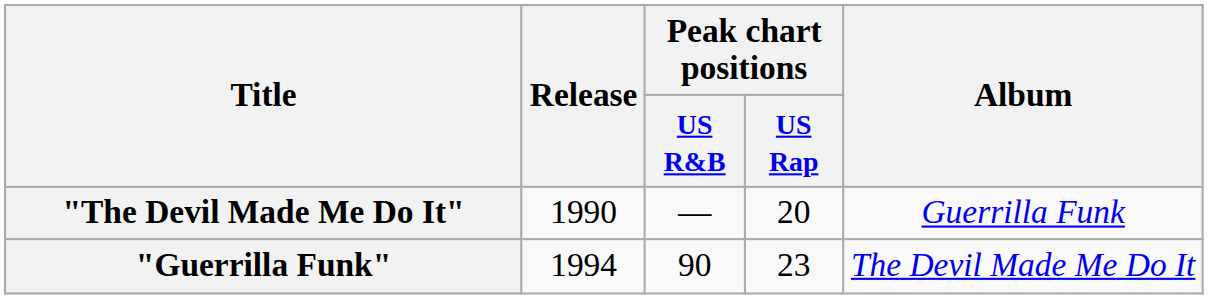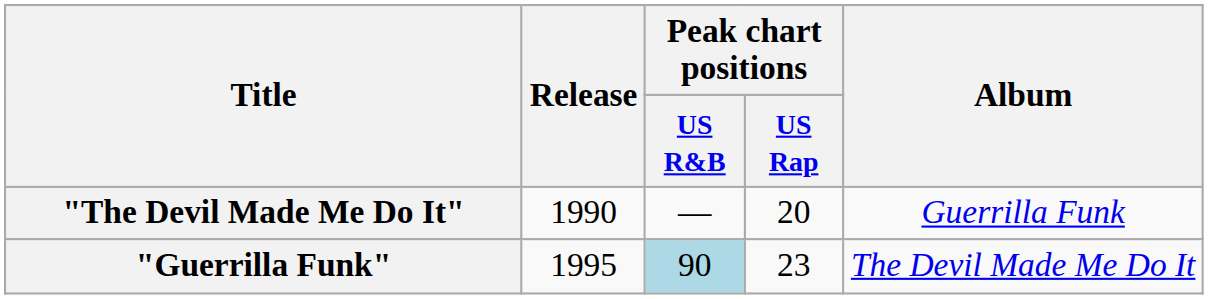(584, 265) 1994 -> (584, 265) 1995
(695, 265) no background -> (695, 265) lightblue background
